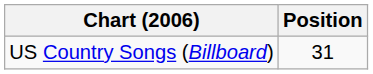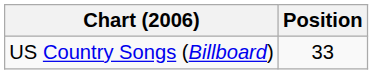(323, 52) 31 -> (323, 52) 33
